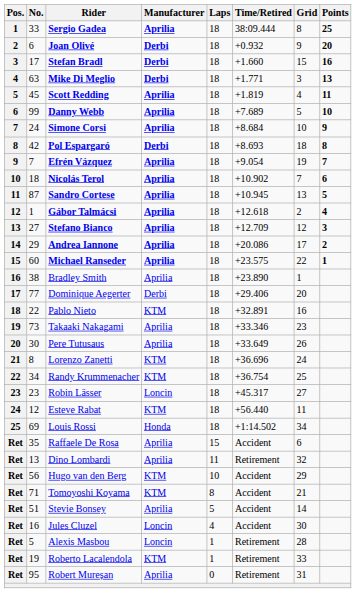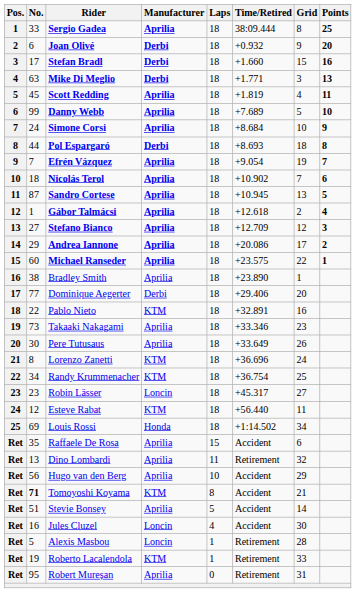(34, 145) 42 -> (34, 145) 44
(155, 476) KTM -> (158, 476) Aprilia
(34, 492) normal -> (34, 492) bold
